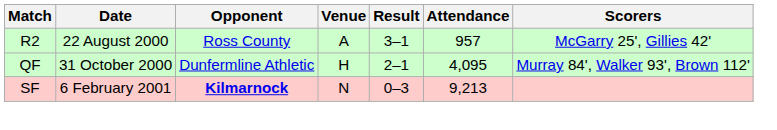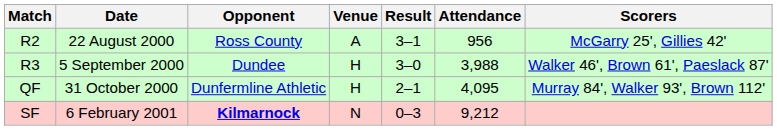(468, 40) 957 -> (480, 40) 956
+ row: (30, 64)
(468, 88) 9,213 -> (480, 112) 9,212
